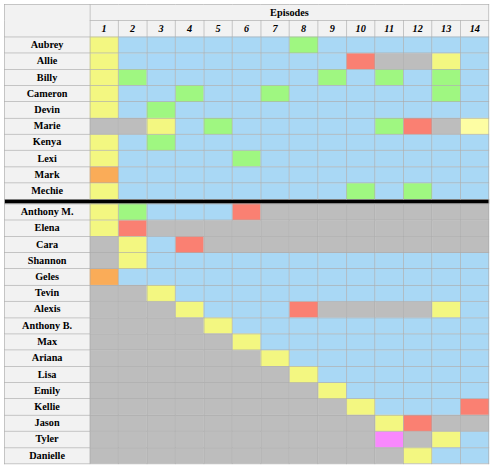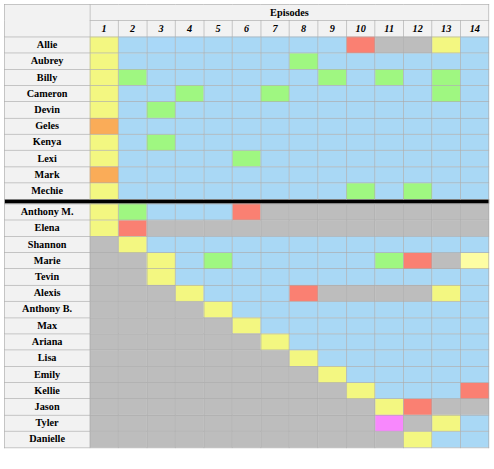rows swapped: (47, 61) <-> (47, 45)
rows swapped: (47, 277) <-> (47, 126)
- row: (47, 244)
